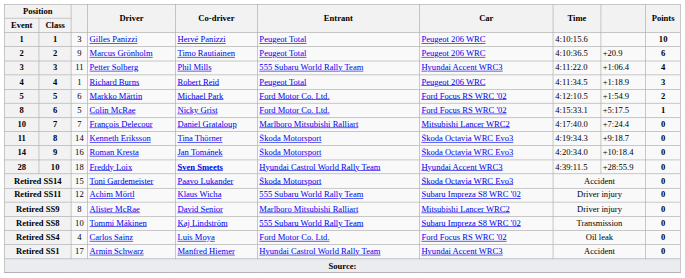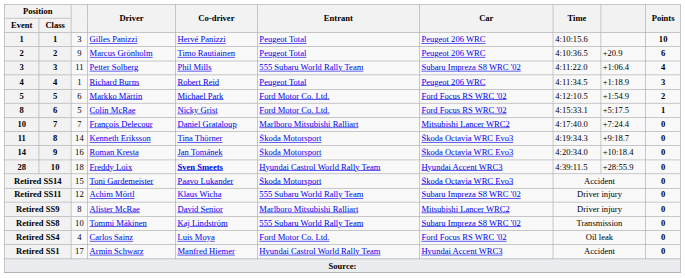(462, 67) Hyundai Accent WRC3 -> (471, 67) Subaru Impreza S8 WRC '02
